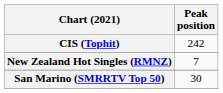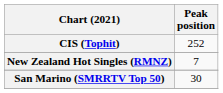(196, 43) 242 -> (196, 43) 252
